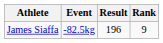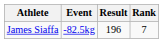(144, 30) 9 -> (144, 30) 7
